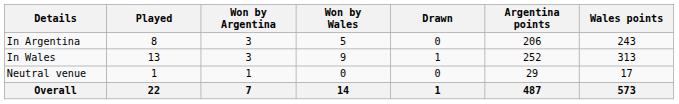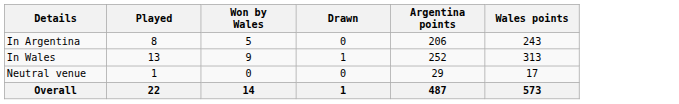- column: (248, 19)
